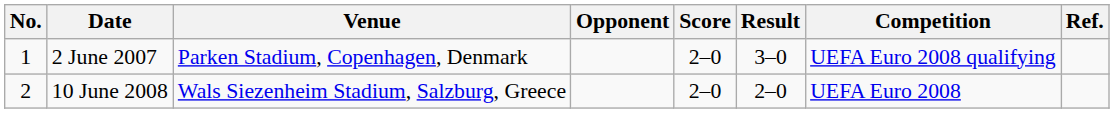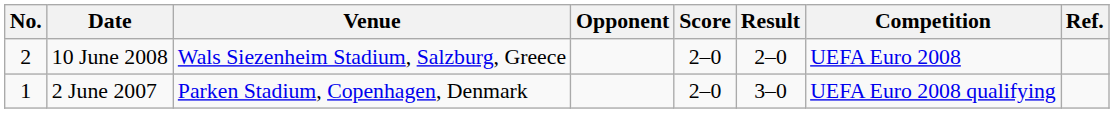rows swapped: (104, 56) <-> (110, 90)
